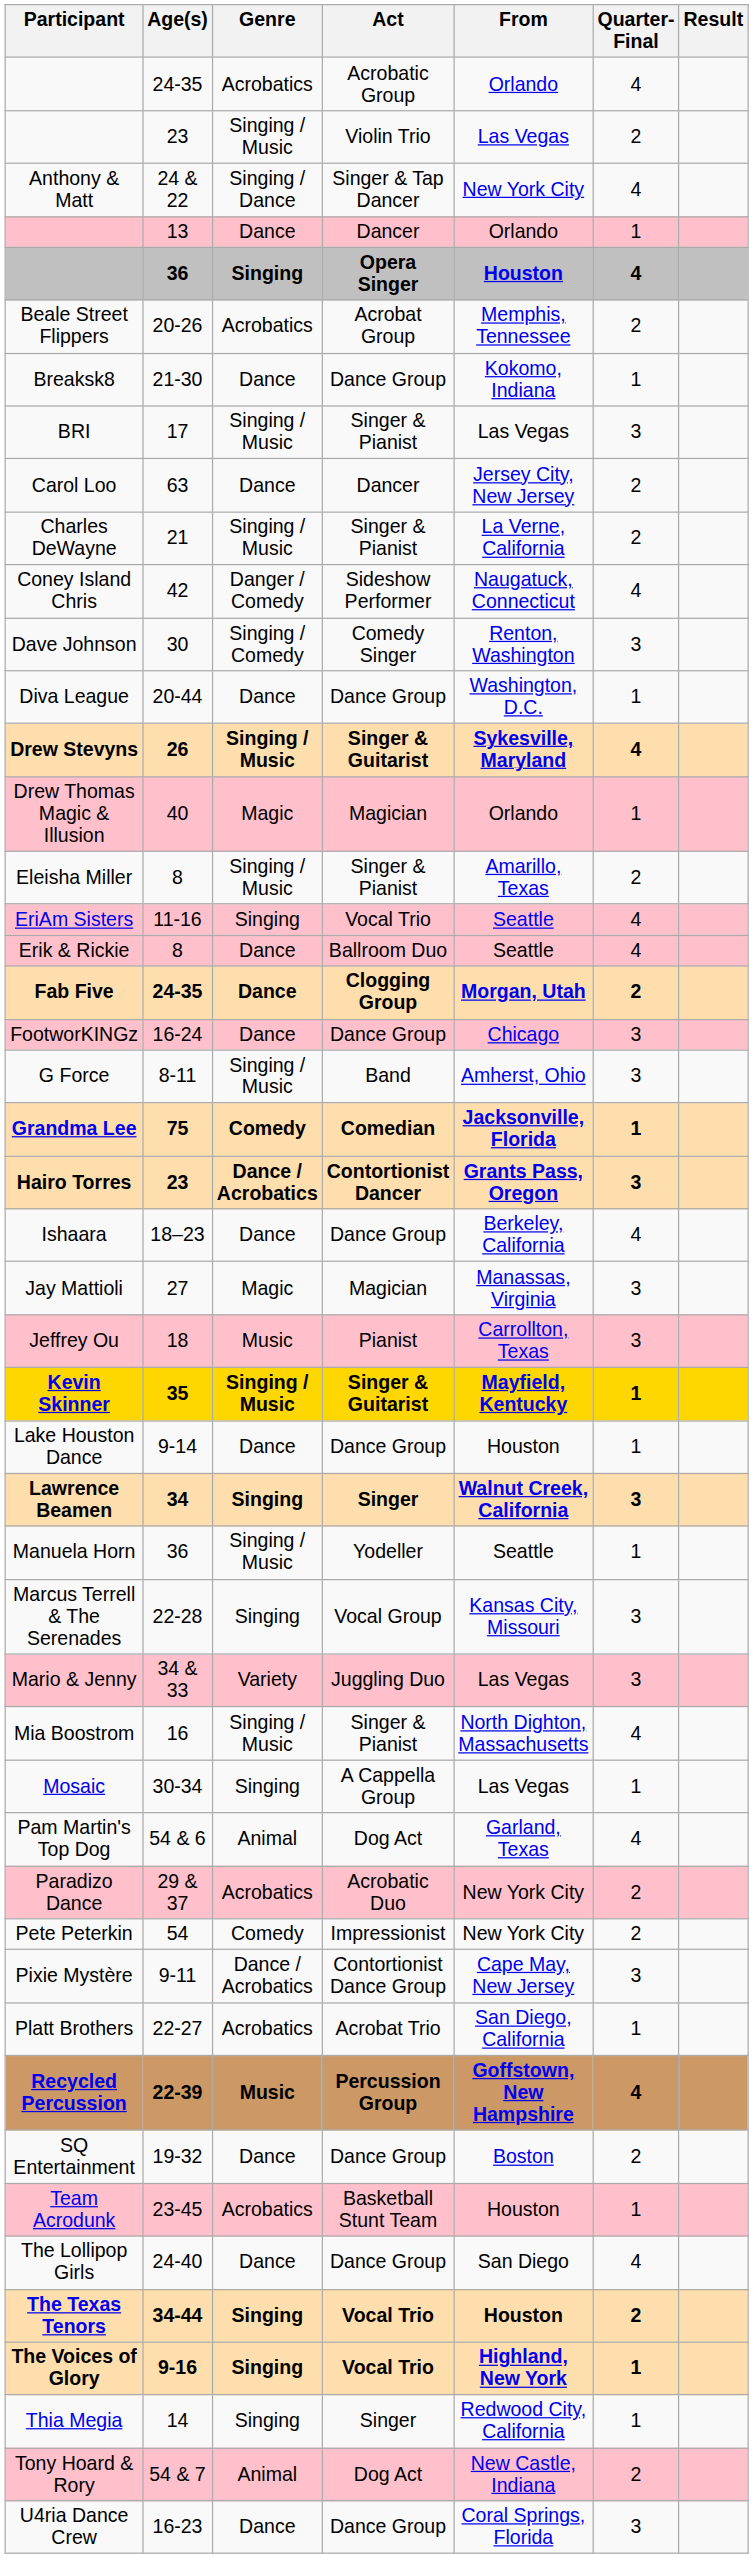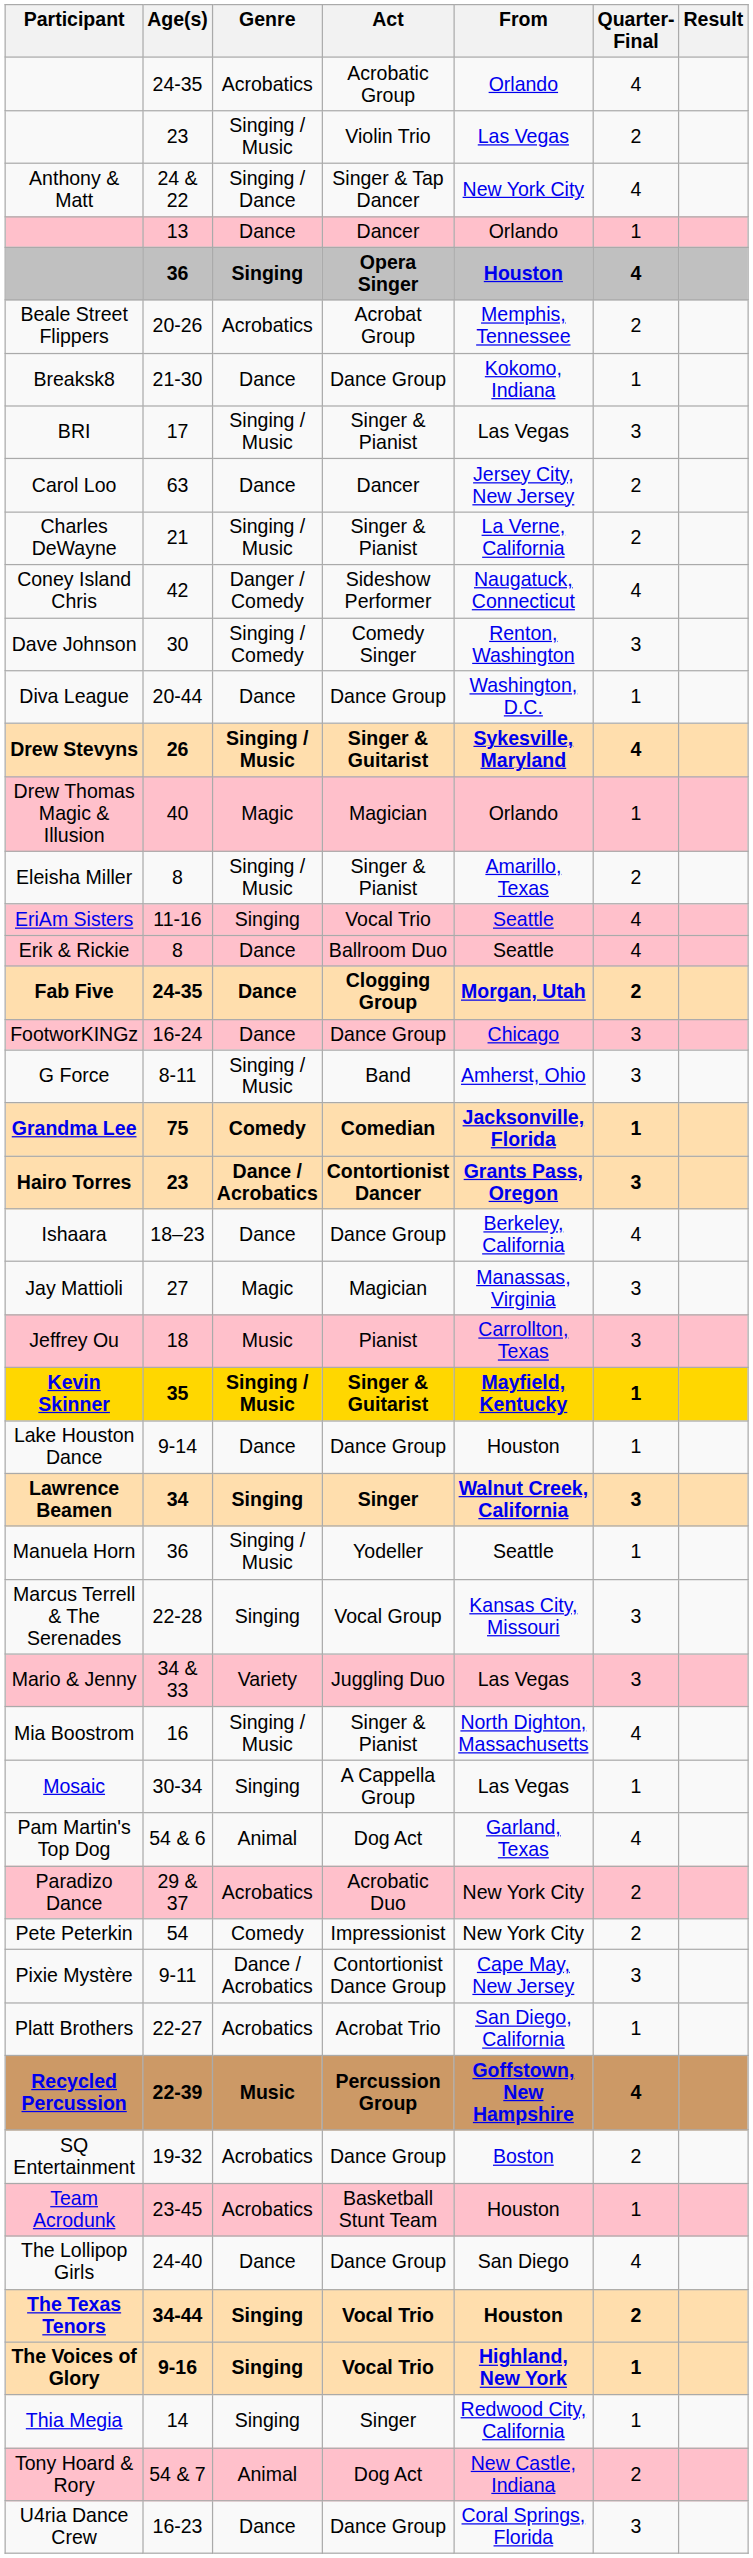(267, 2156) Dance -> (267, 2156) Acrobatics
